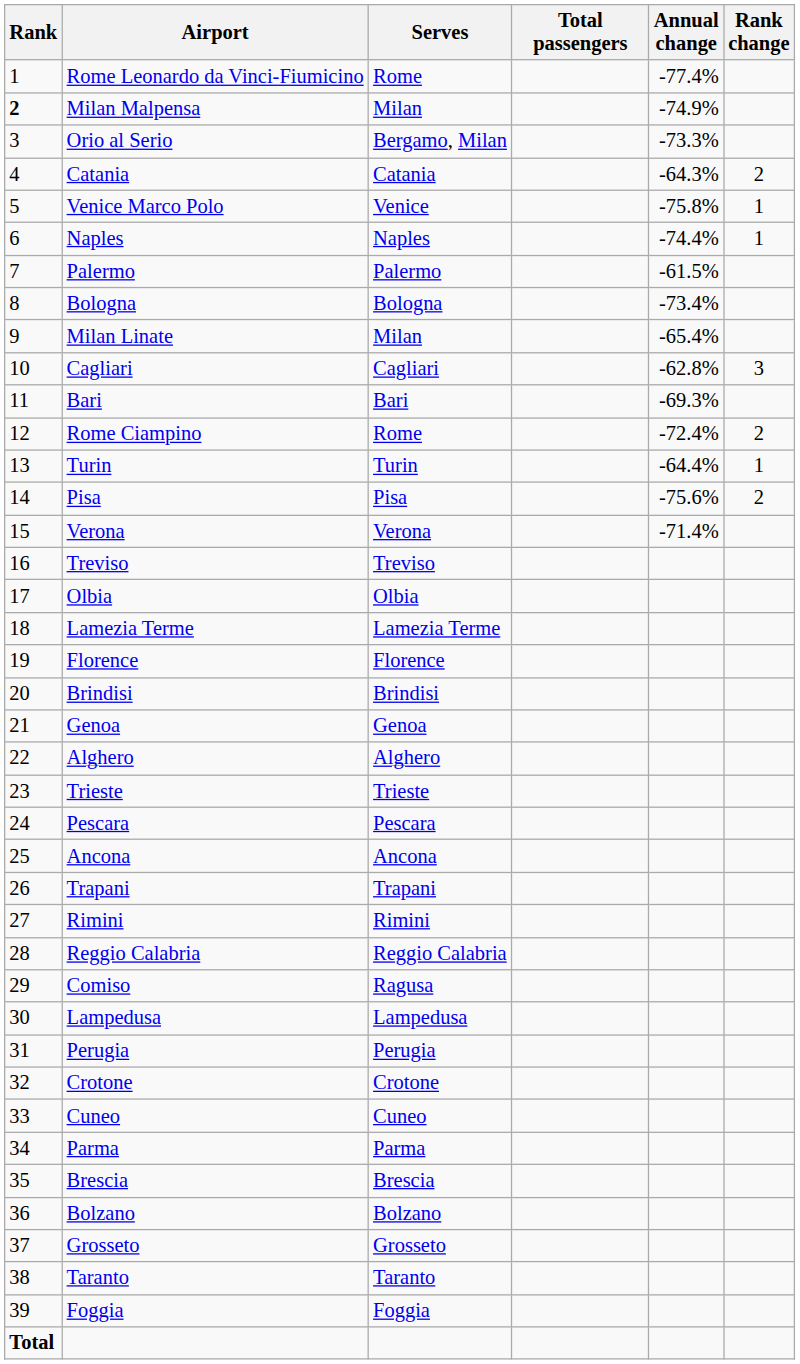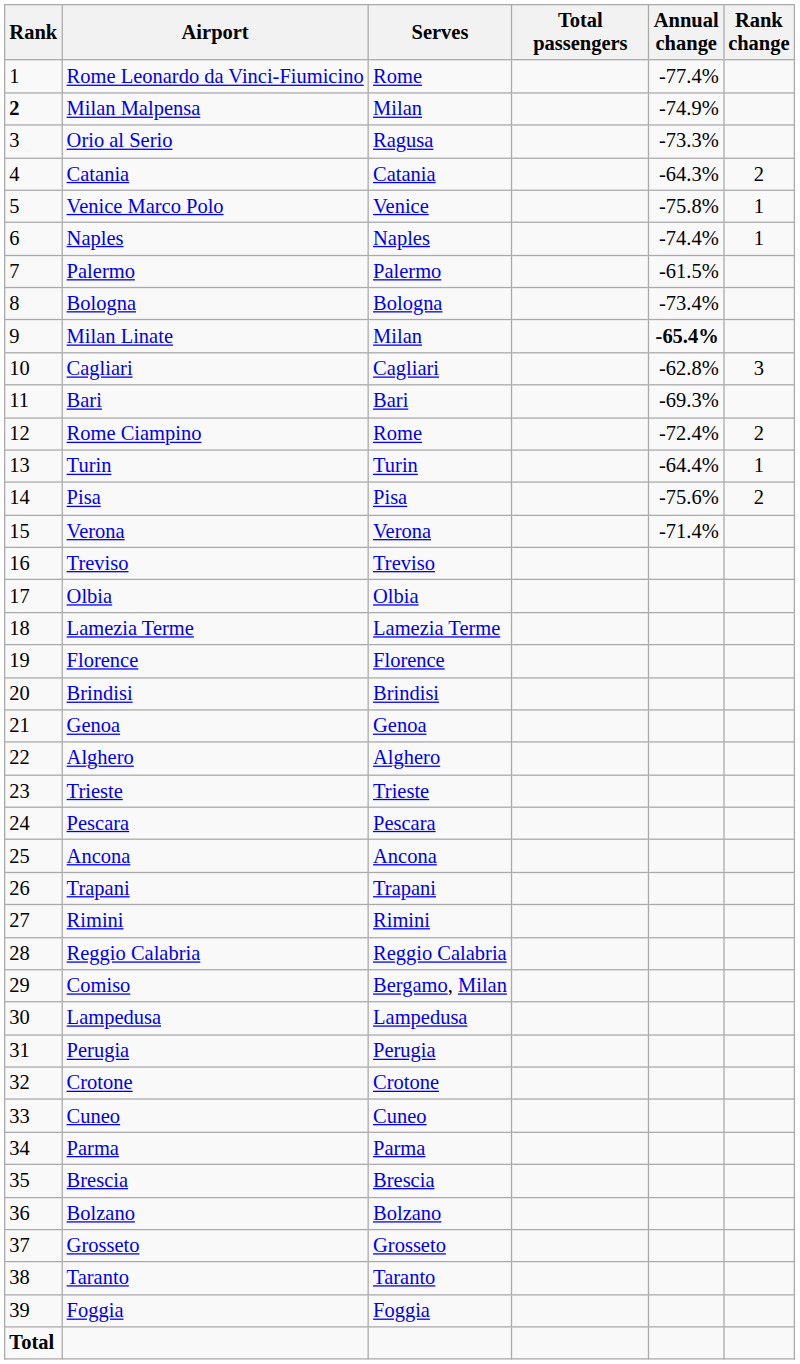(440, 141) Bergamo, Milan -> (403, 141) Ragusa
(689, 336) normal -> (687, 336) bold
(403, 985) Ragusa -> (440, 985) Bergamo, Milan
